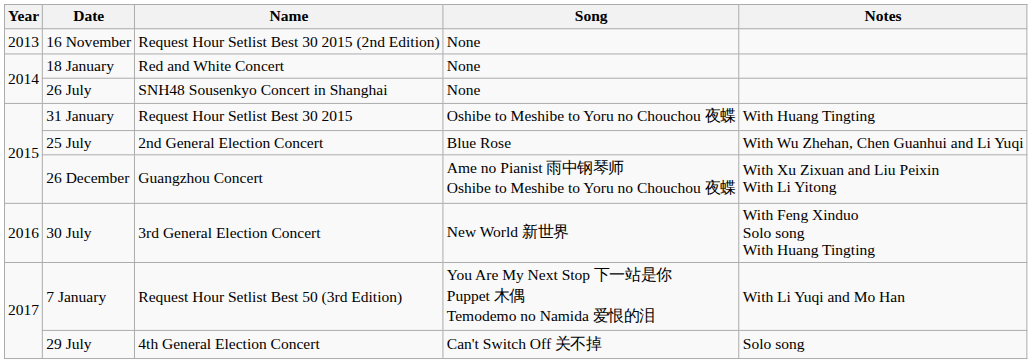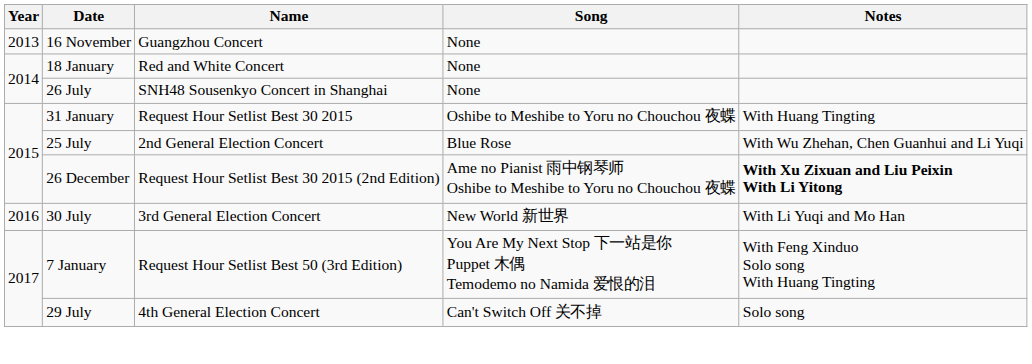(289, 41) Request Hour Setlist Best 30 2015 (2nd Edition) -> (201, 41) Guangzhou Concert
(201, 179) Guangzhou Concert -> (289, 179) Request Hour Setlist Best 30 2015 (2nd Edition)
(841, 179) normal -> (848, 179) bold
(809, 232) With Feng Xinduo Solo song With Huang Tingting -> (824, 216) With Li Yuqi and Mo Han
(824, 296) With Li Yuqi and Mo Han -> (809, 264) With Feng Xinduo Solo song With Huang Tingting
